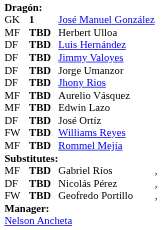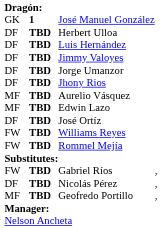(12, 32) MF -> (11, 32) DF
(12, 145) MF -> (12, 145) FW
(12, 170) MF -> (12, 170) FW
(12, 196) FW -> (12, 196) MF
